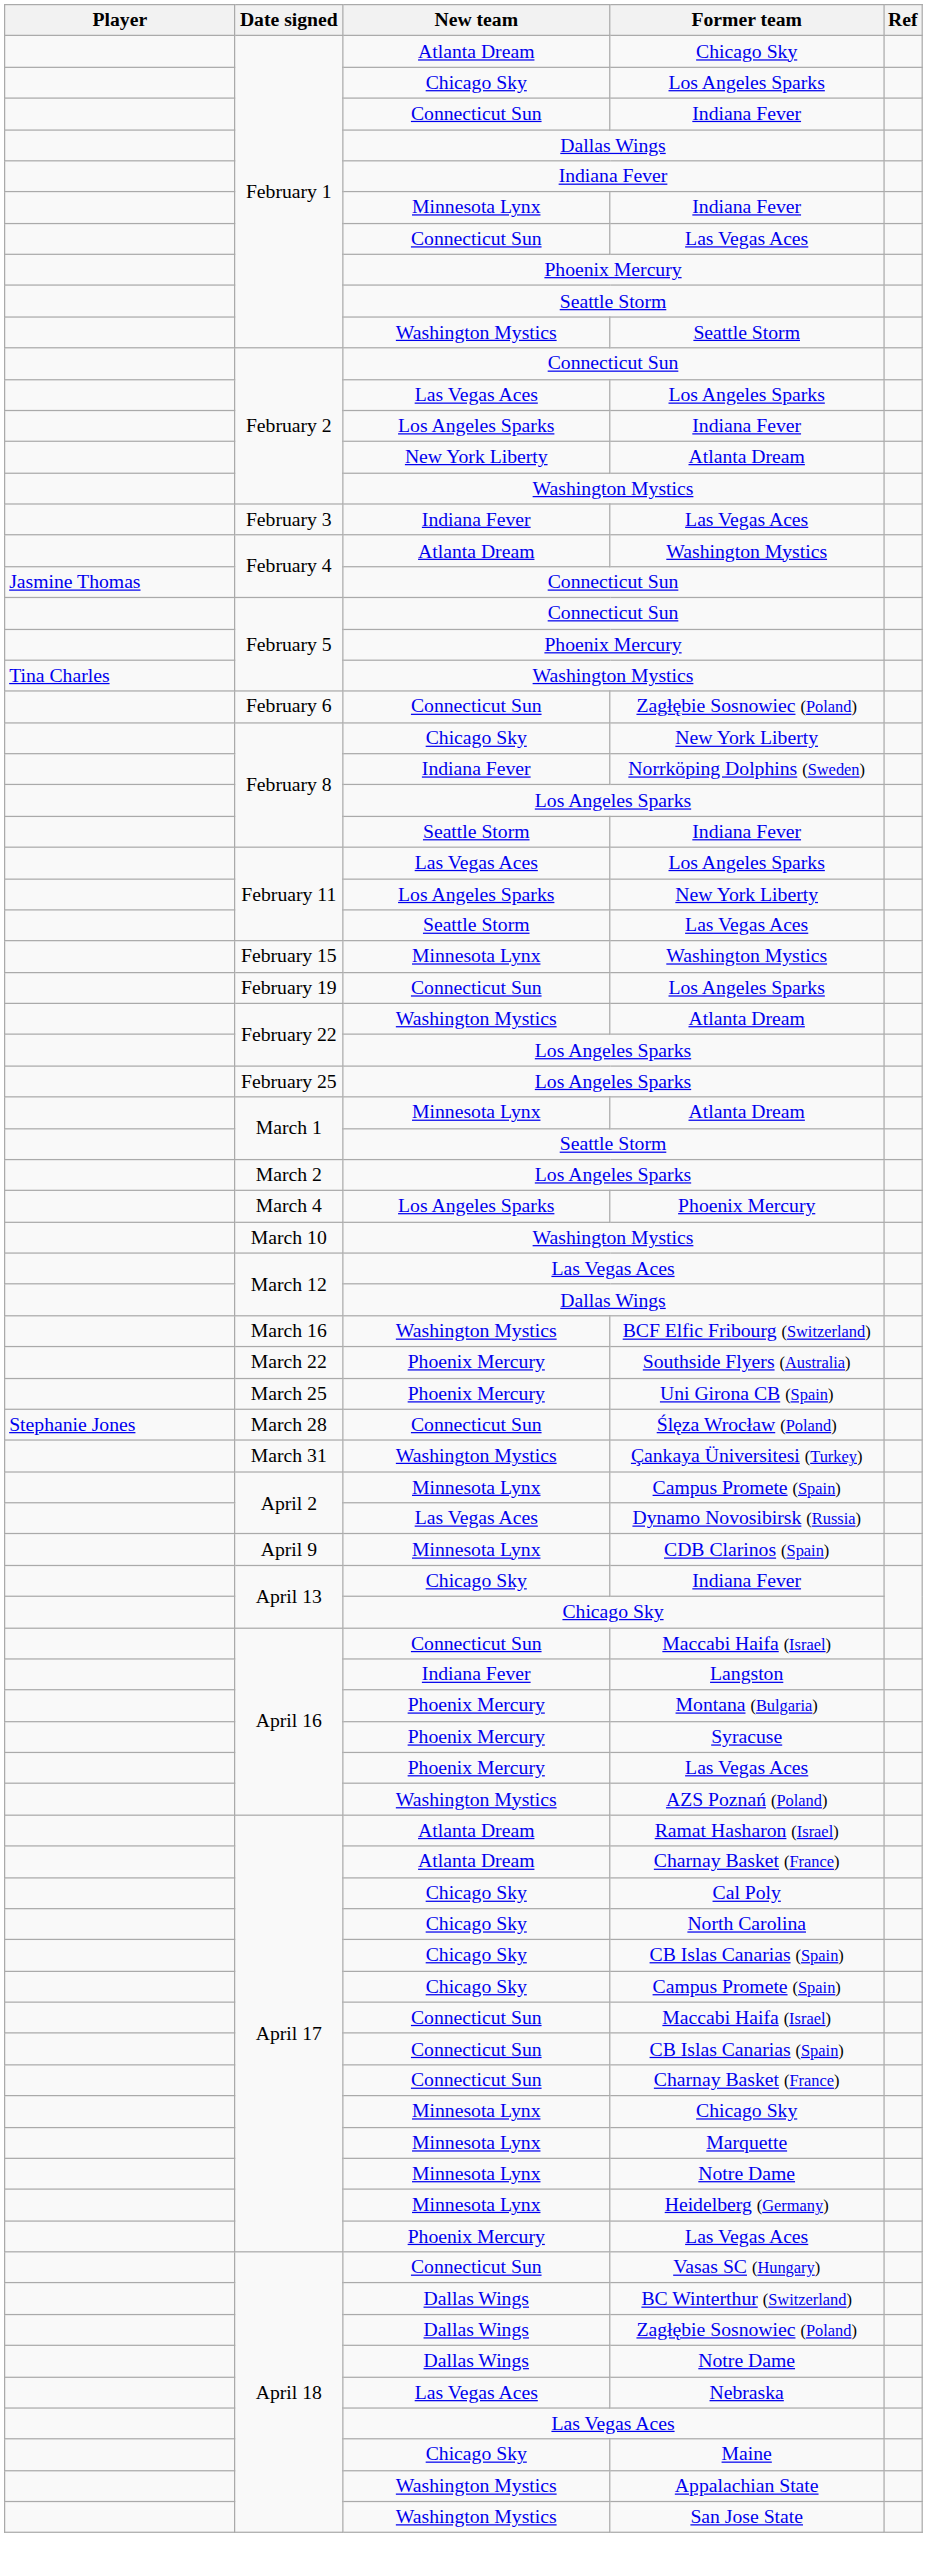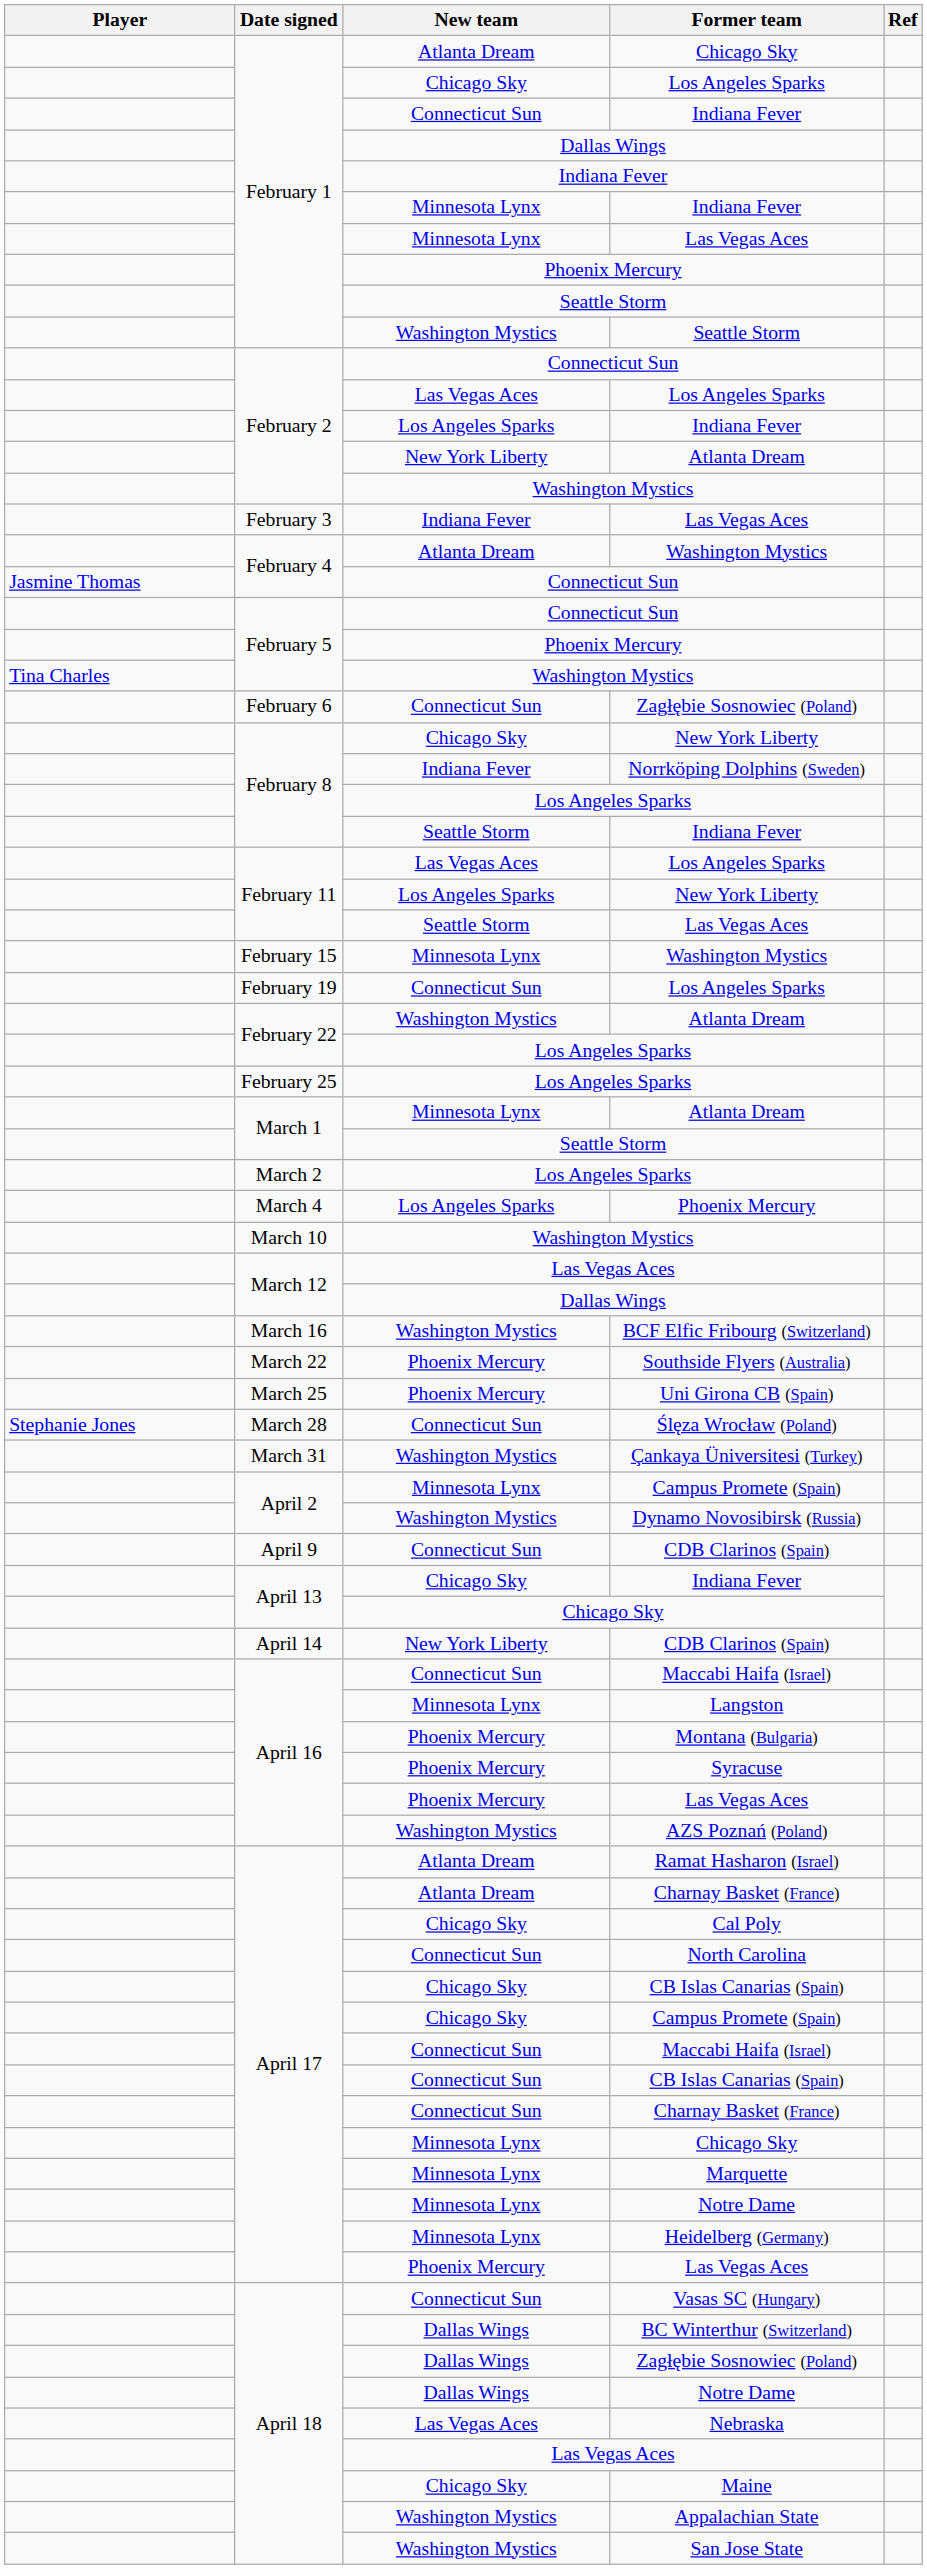(476, 238) Connecticut Sun -> (476, 238) Minnesota Lynx
(476, 1518) Las Vegas Aces -> (476, 1518) Washington Mystics
(476, 1549) Minnesota Lynx -> (476, 1549) Connecticut Sun
+ row: (289, 1643)
(476, 1674) Indiana Fever -> (476, 1705) Minnesota Lynx
(476, 1923) Chicago Sky -> (476, 1955) Connecticut Sun
